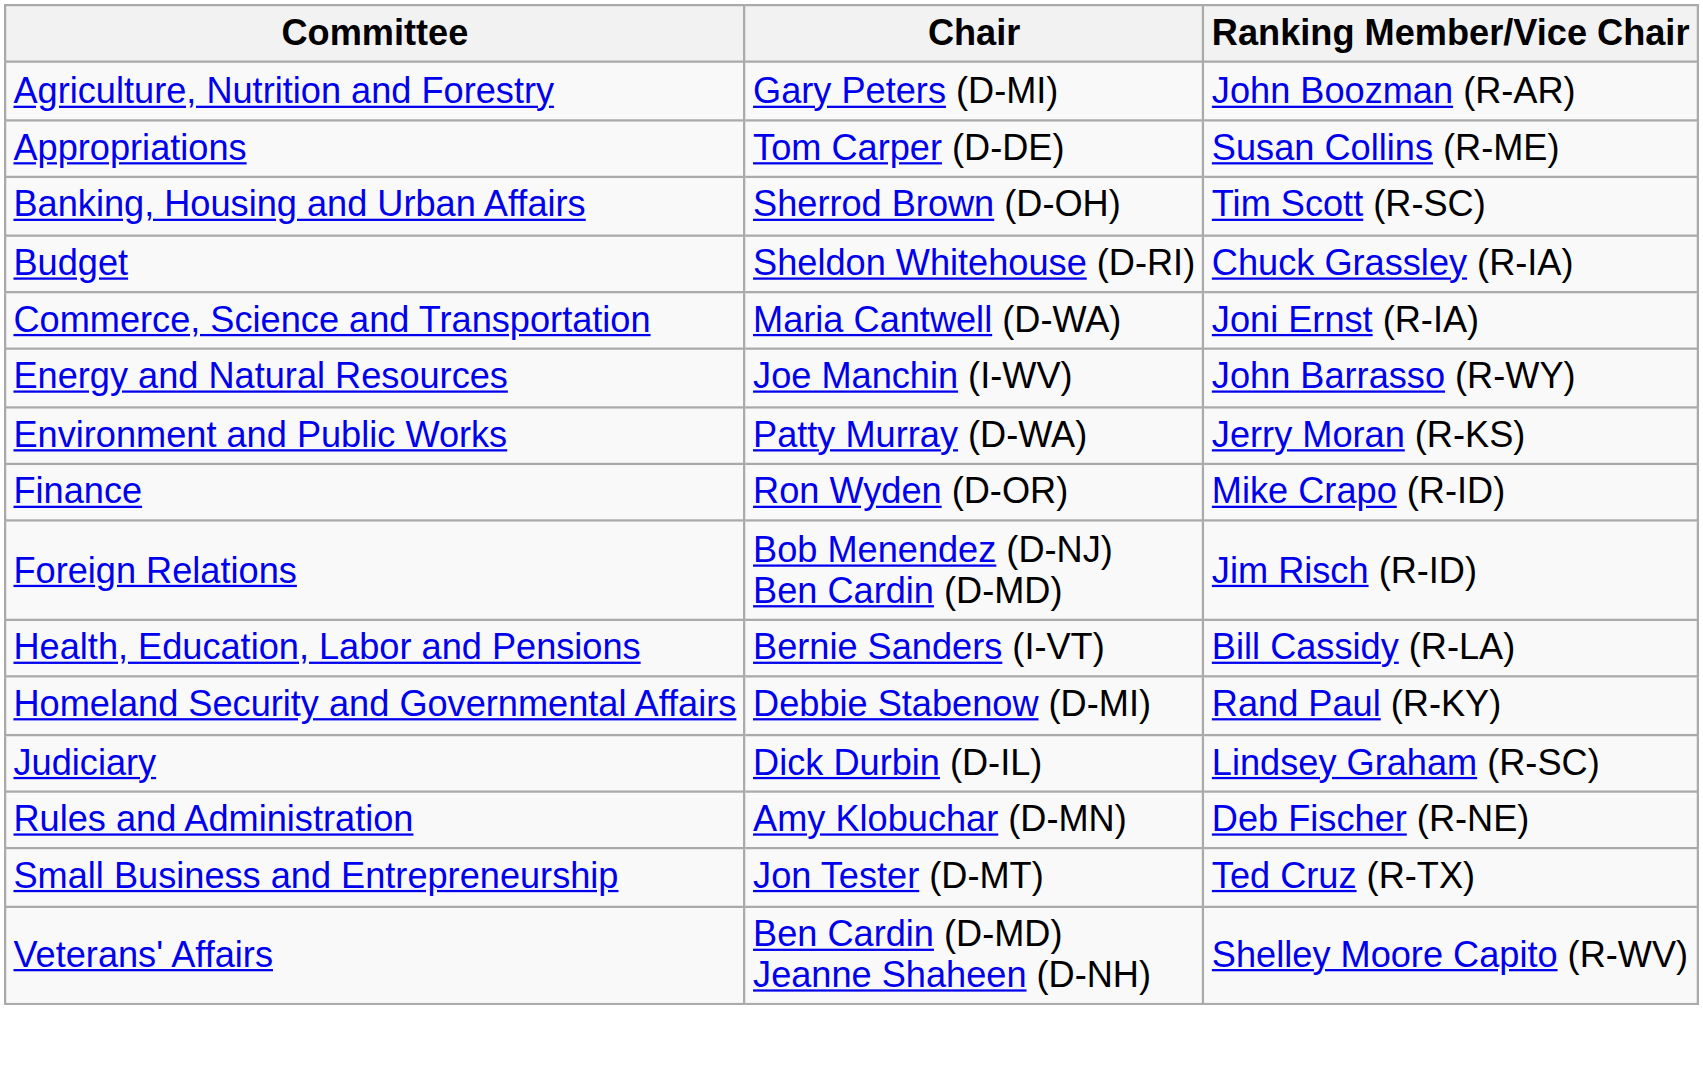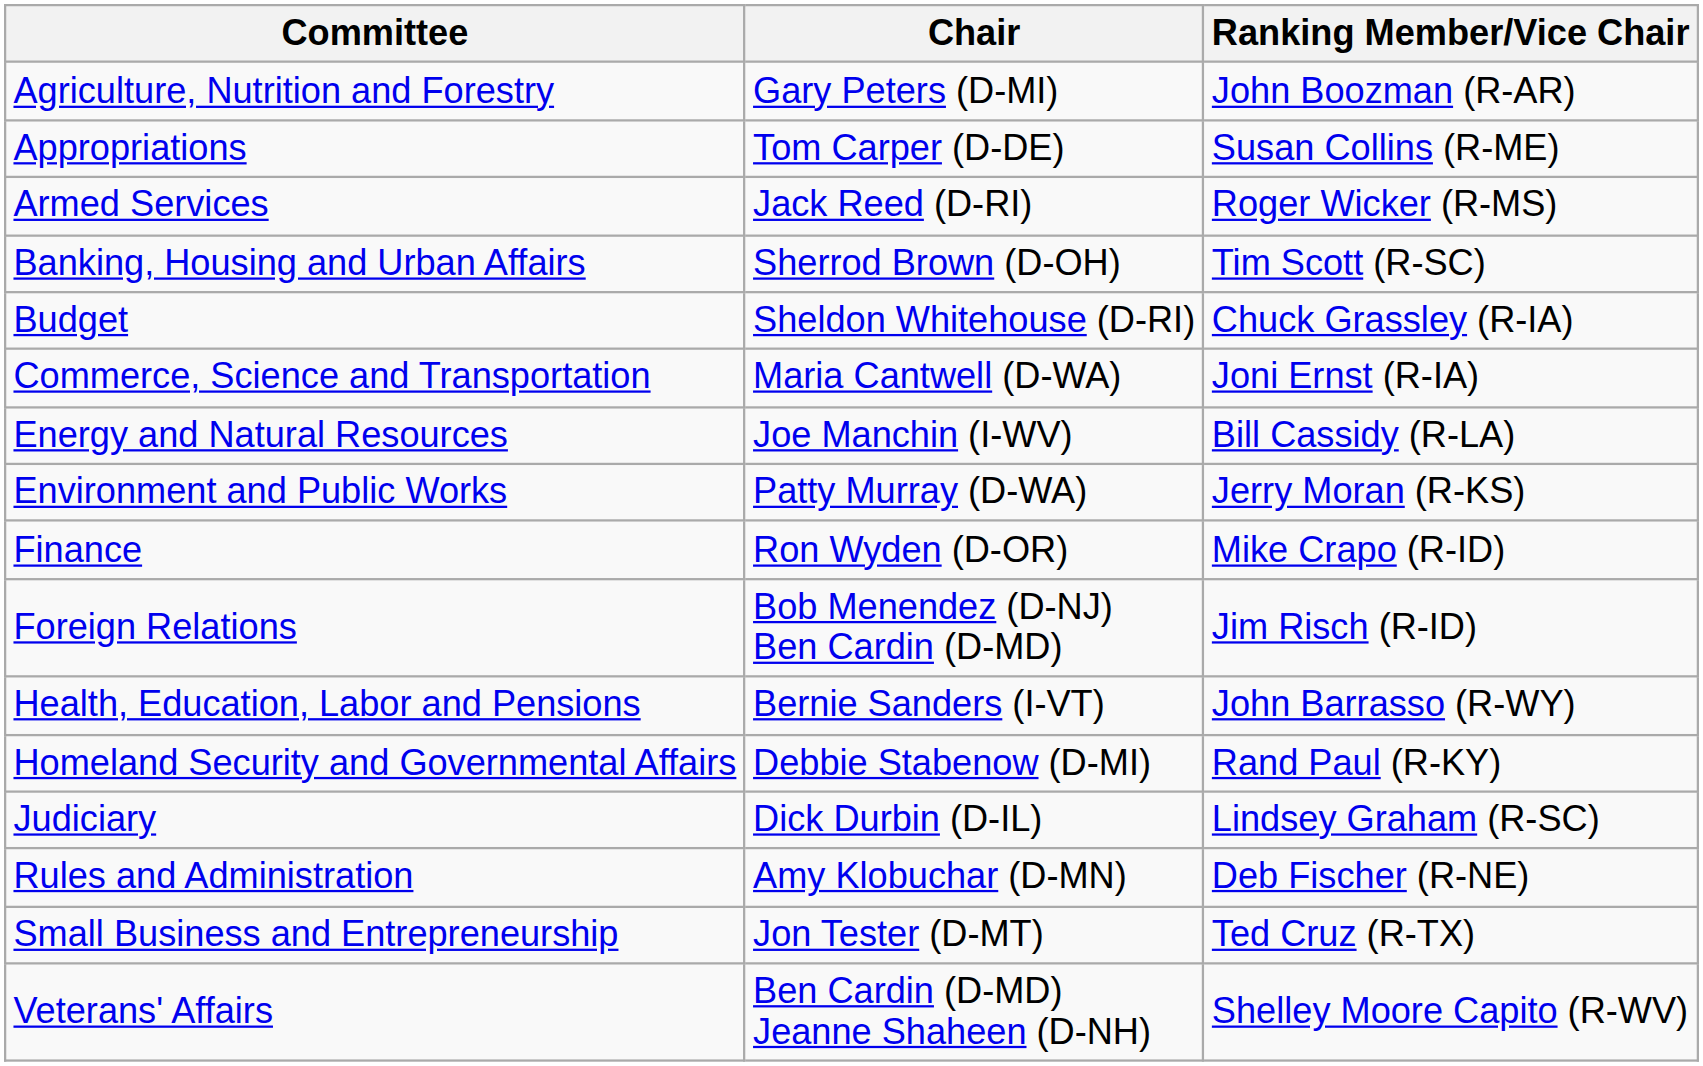+ row: (141, 205)
(1394, 377) John Barrasso (R-WY) -> (1364, 434) Bill Cassidy (R-LA)
(1364, 647) Bill Cassidy (R-LA) -> (1394, 704) John Barrasso (R-WY)
